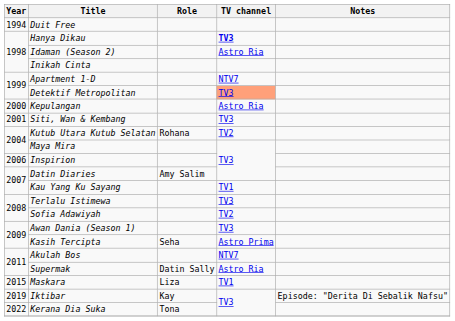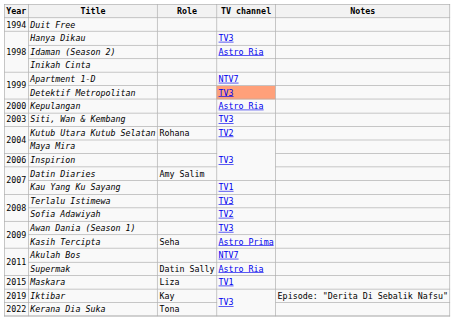(226, 38) bold -> (226, 38) normal
(16, 120) 2001 -> (16, 120) 2003
